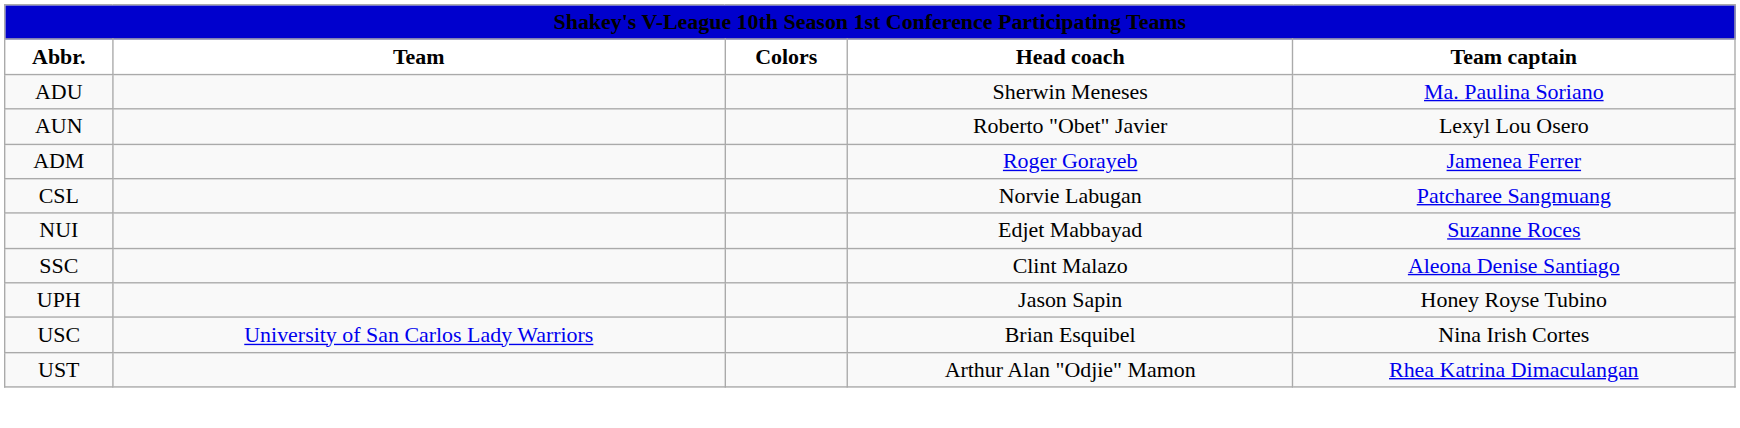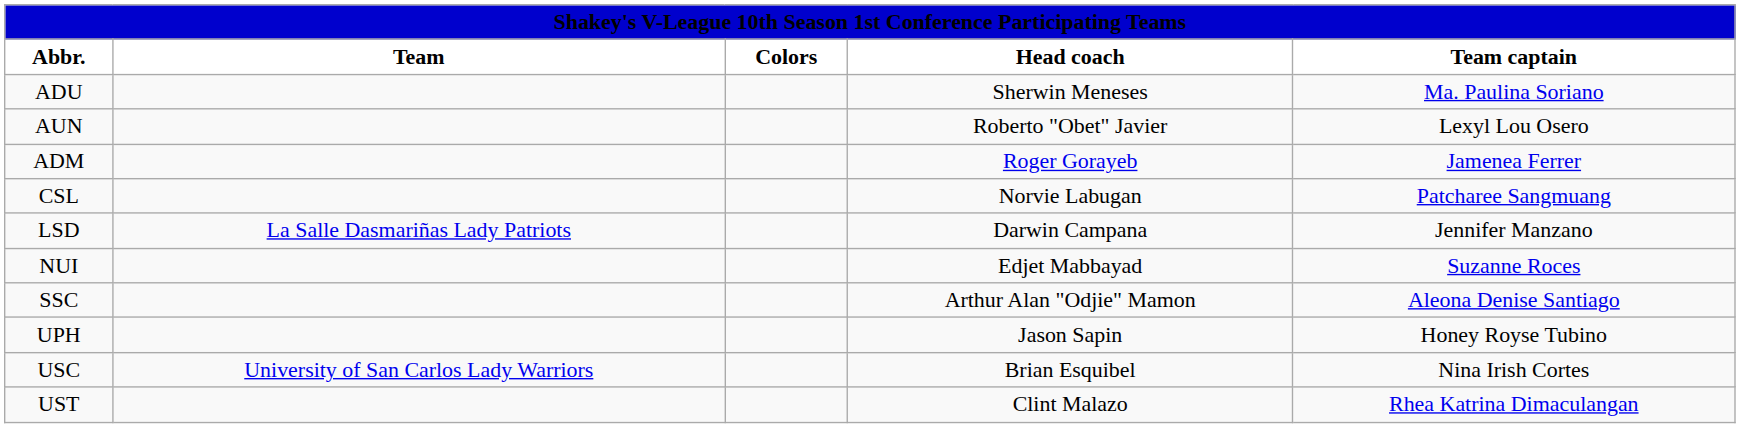+ row: (59, 230)
(1070, 265) Clint Malazo -> (1070, 299) Arthur Alan "Odjie" Mamon
(1070, 369) Arthur Alan "Odjie" Mamon -> (1070, 404) Clint Malazo
